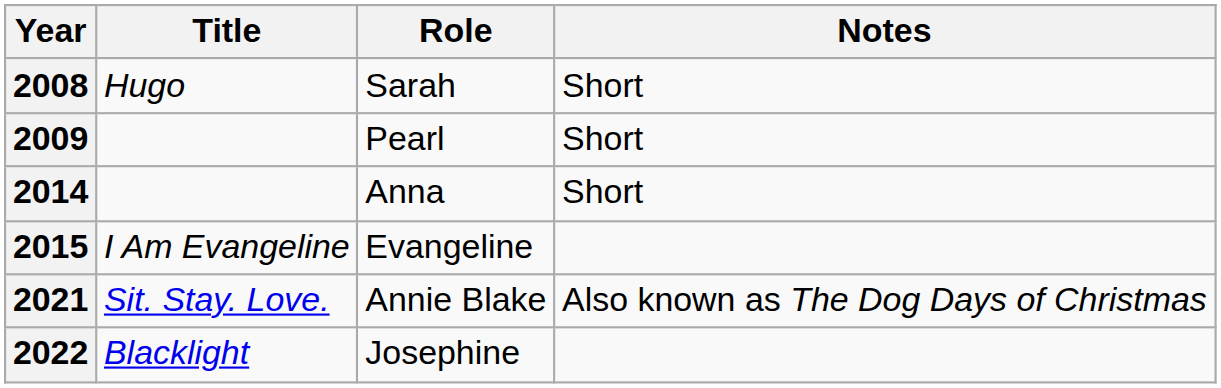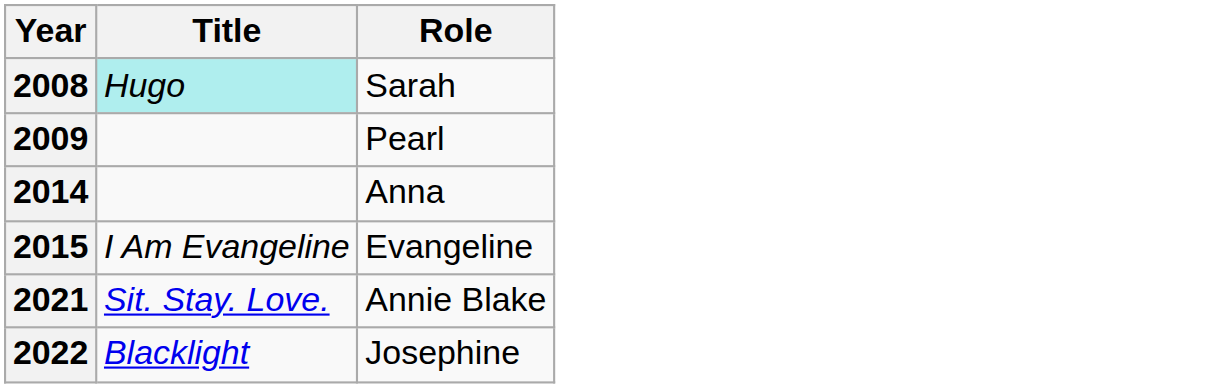- column: (884, 31)
(145, 85) no background -> (145, 85) paleturquoise background
